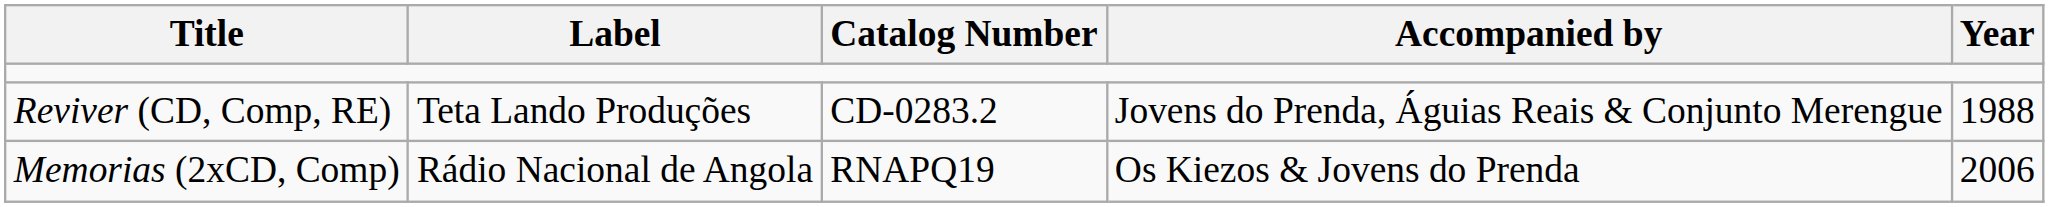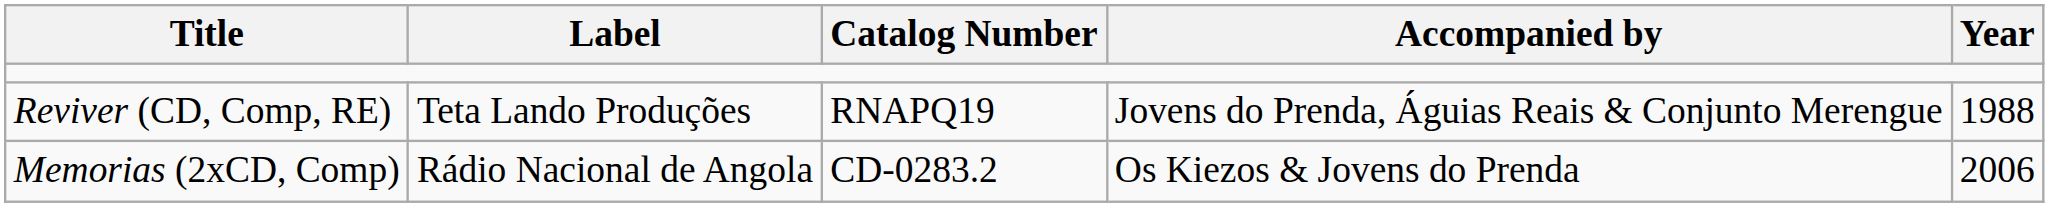(914, 110) CD-0283.2 -> (912, 110) RNAPQ19
(912, 170) RNAPQ19 -> (914, 170) CD-0283.2
